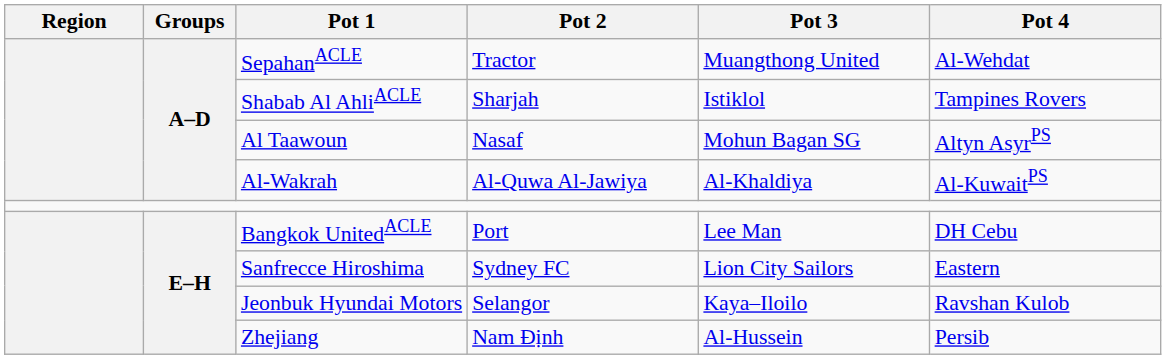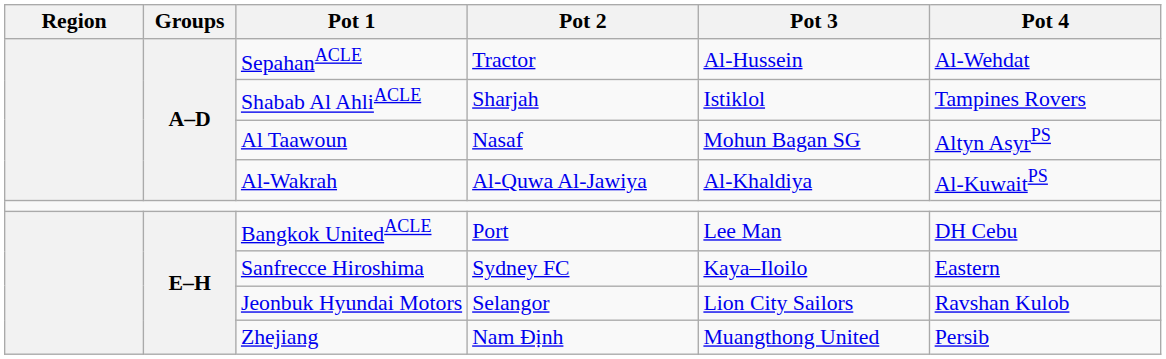(791, 59) Muangthong United -> (753, 59) Al-Hussein
(778, 268) Lion City Sailors -> (755, 268) Kaya–Iloilo
(755, 302) Kaya–Iloilo -> (778, 302) Lion City Sailors
(753, 337) Al-Hussein -> (791, 337) Muangthong United
